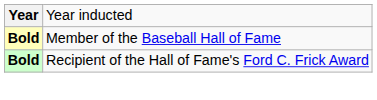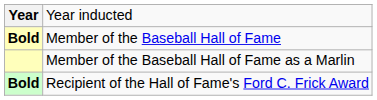+ row: (200, 60)
